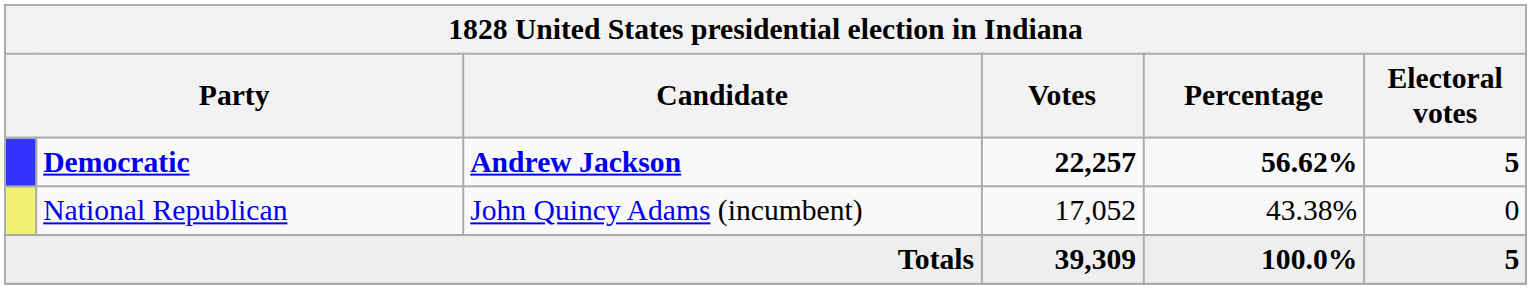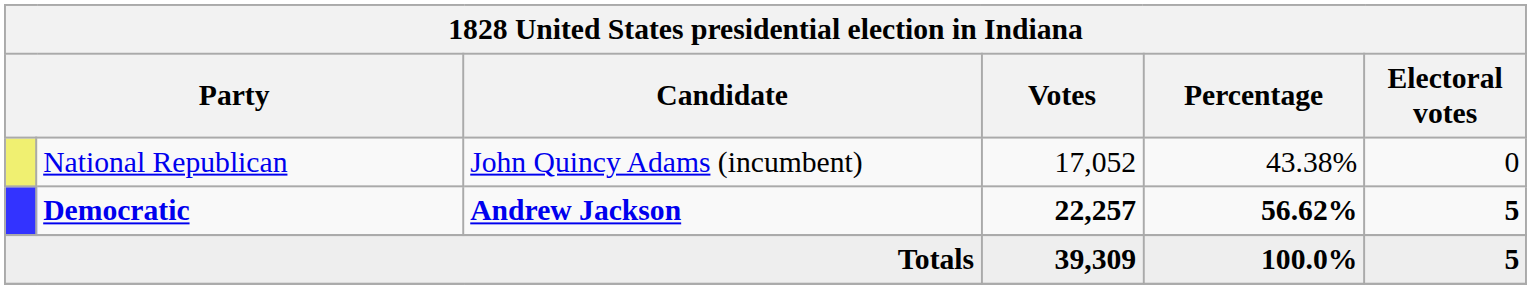rows swapped: (116, 161) <-> (165, 210)
